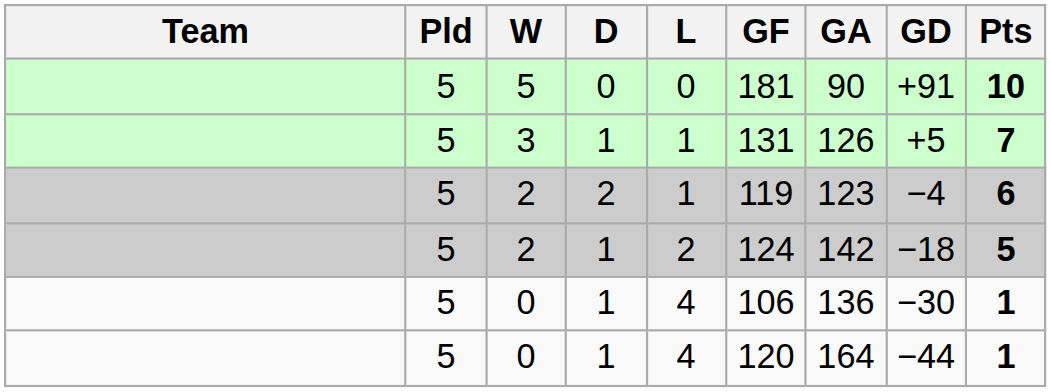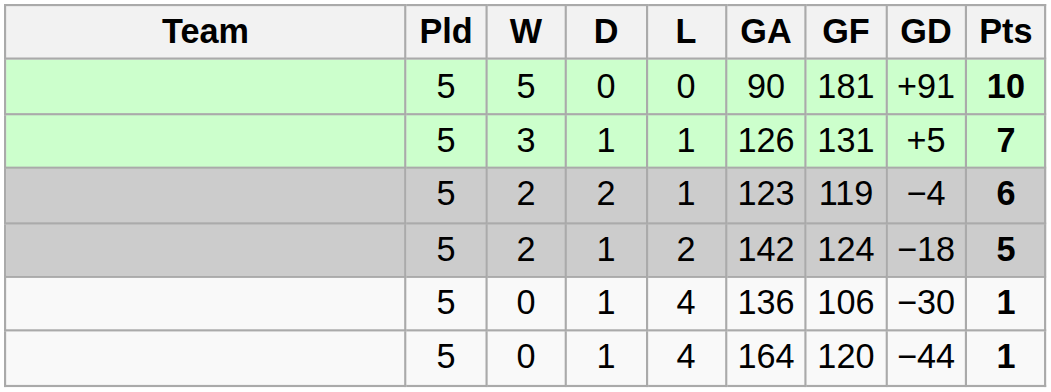columns swapped: (766, 31) <-> (846, 31)
